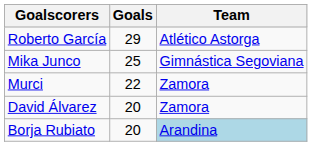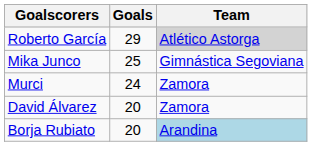(210, 38) no background -> (210, 38) lightgrey background
(133, 84) 22 -> (133, 84) 24
